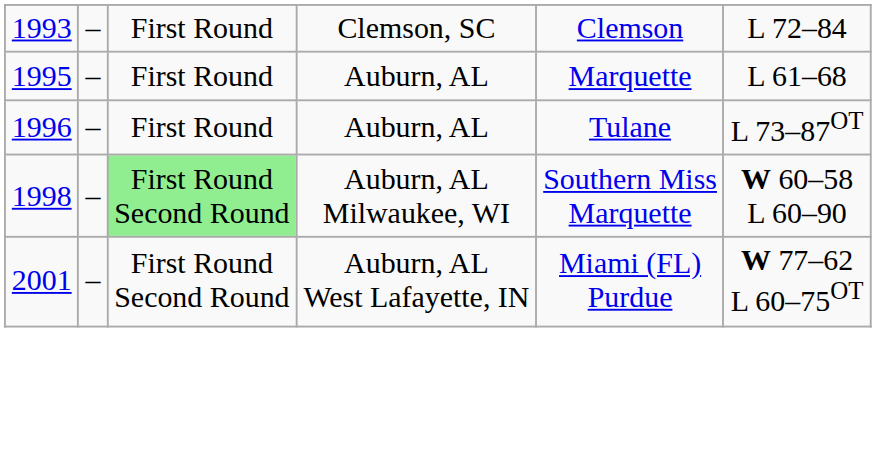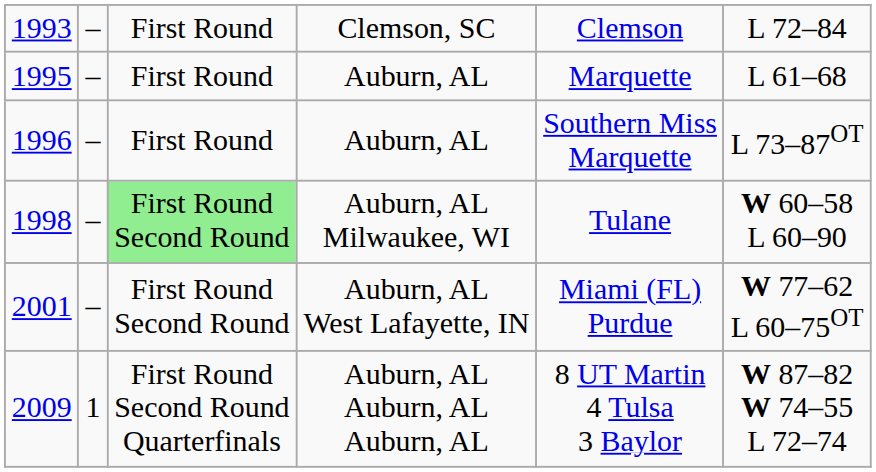(630, 127) Tulane -> (630, 139) Southern Miss Marquette
(630, 195) Southern Miss Marquette -> (630, 221) Tulane
+ row: (42, 408)
